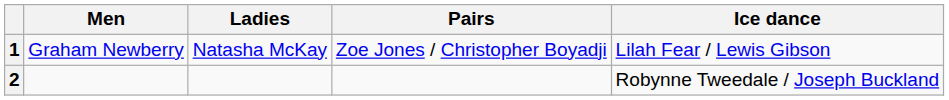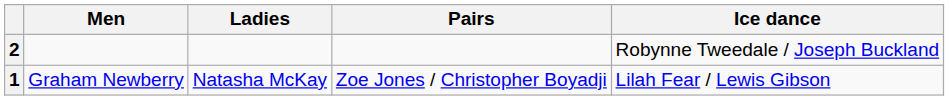rows swapped: (14, 49) <-> (14, 79)
